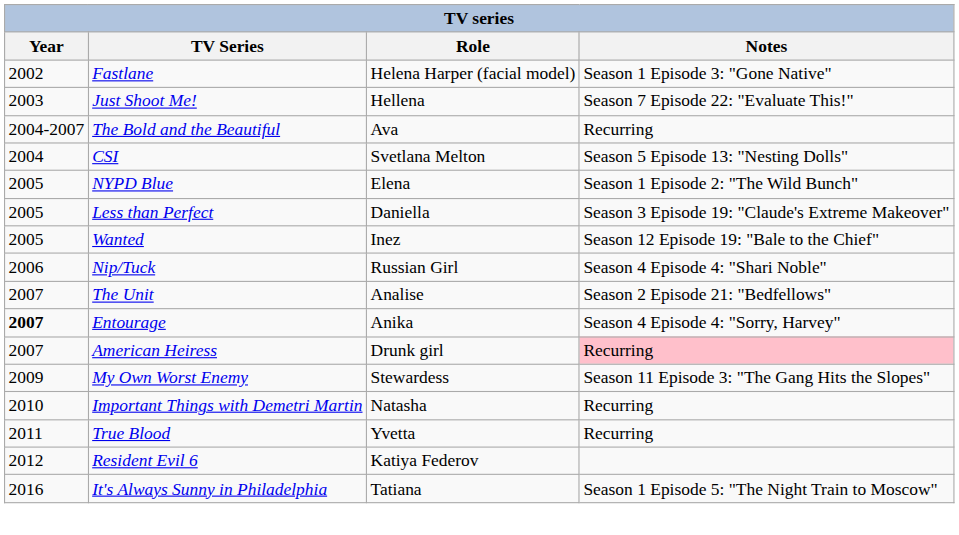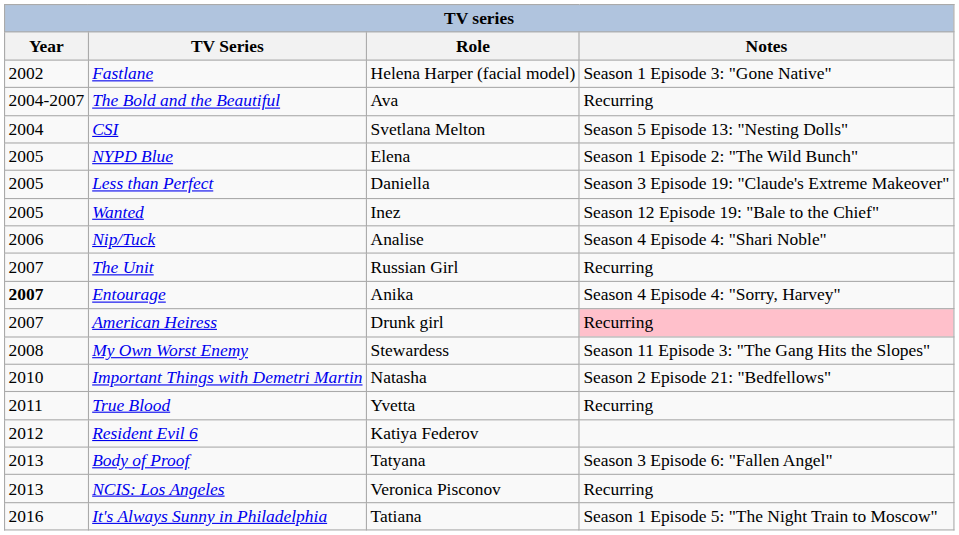- row: (144, 101)
(414, 267) Russian Girl -> (397, 239) Analise
(397, 294) Analise -> (414, 267) Russian Girl
(707, 294) Season 2 Episode 21: "Bedfellows" -> (618, 267) Recurring
(26, 377) 2009 -> (26, 350) 2008
(618, 405) Recurring -> (707, 377) Season 2 Episode 21: "Bedfellows"
+ row: (141, 460)
+ row: (158, 488)
